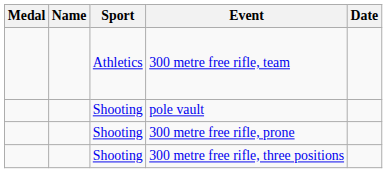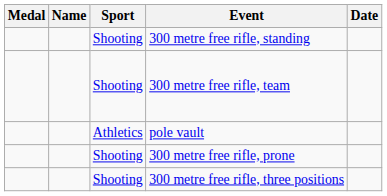+ row: (230, 39)
(118, 63) Athletics -> (118, 86) Shooting
(118, 110) Shooting -> (118, 133) Athletics
